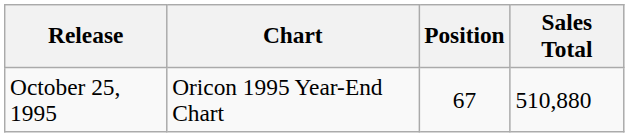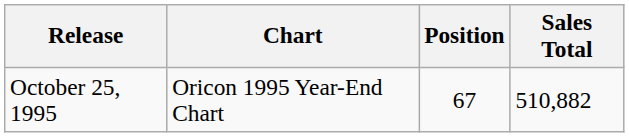(553, 99) 510,880 -> (553, 99) 510,882
